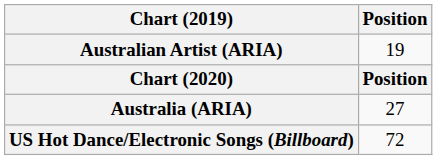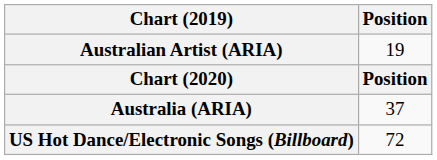(395, 109) 27 -> (395, 109) 37
